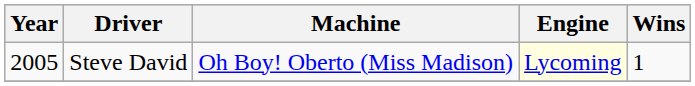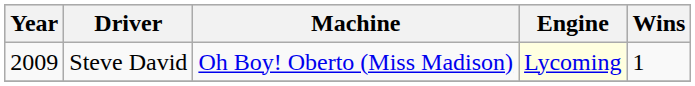(34, 61) 2005 -> (34, 61) 2009
